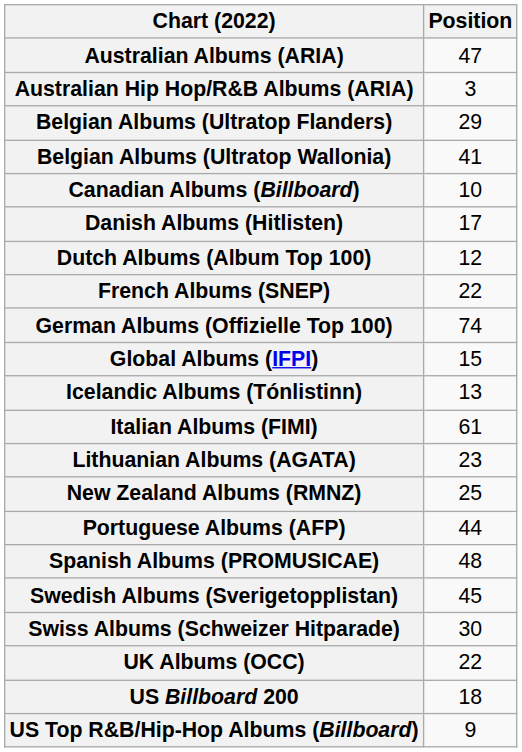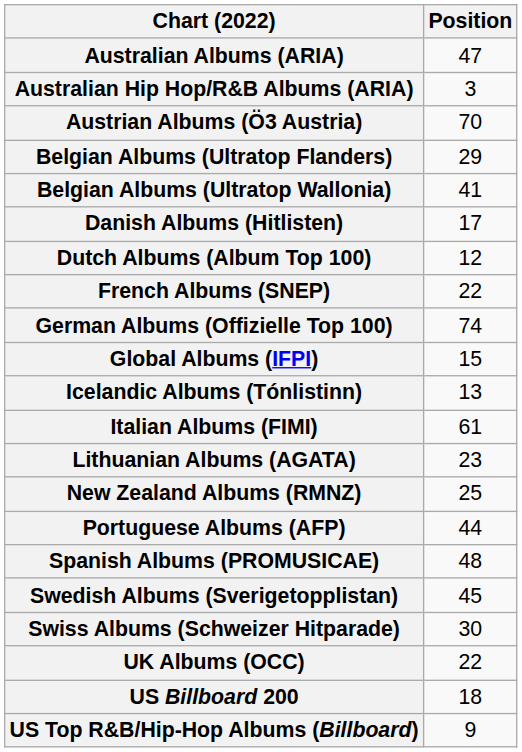+ row: (214, 122)
- row: (214, 190)
